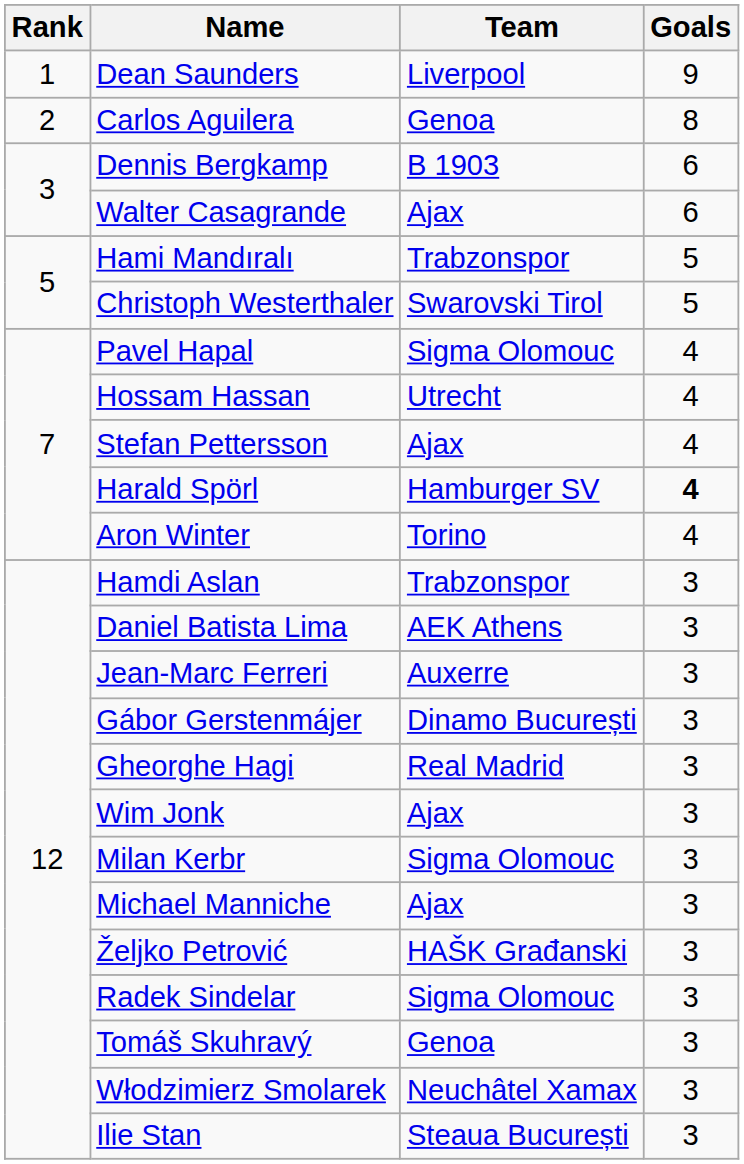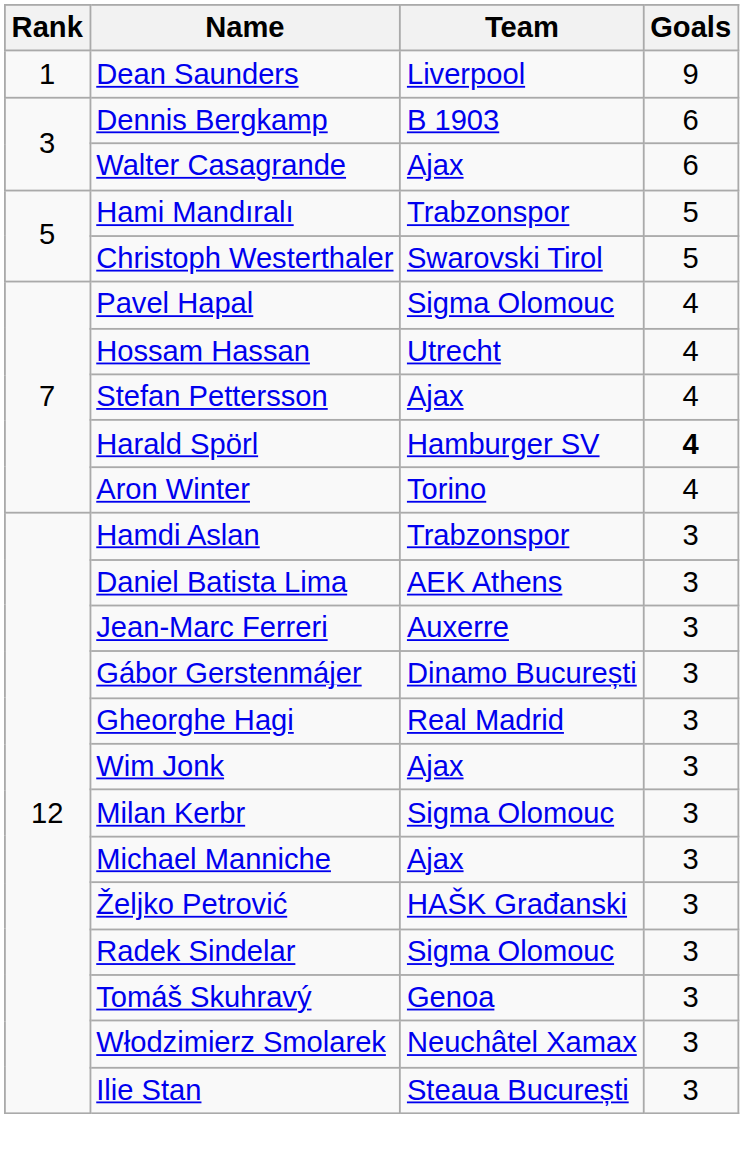- row: (195, 119)
